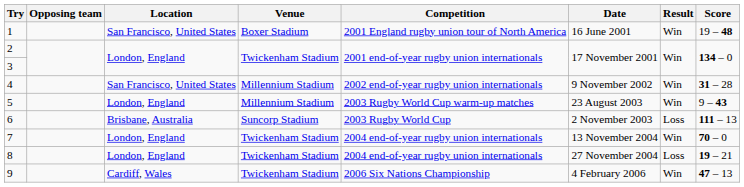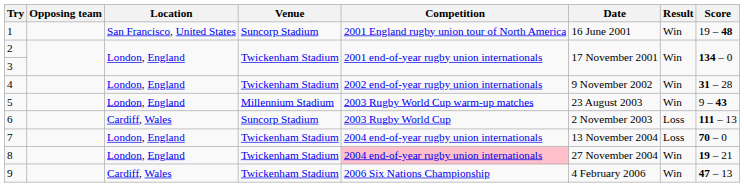(275, 31) Boxer Stadium -> (280, 31) Suncorp Stadium
(171, 84) San Francisco, United States -> (146, 84) London, England
(287, 84) Millennium Stadium -> (290, 84) Twickenham Stadium
(150, 119) Brisbane, Australia -> (139, 119) Cardiff, Wales
(673, 137) Win -> (674, 137) Loss
(443, 155) no background -> (443, 155) pink background
(674, 155) Loss -> (673, 155) Win
